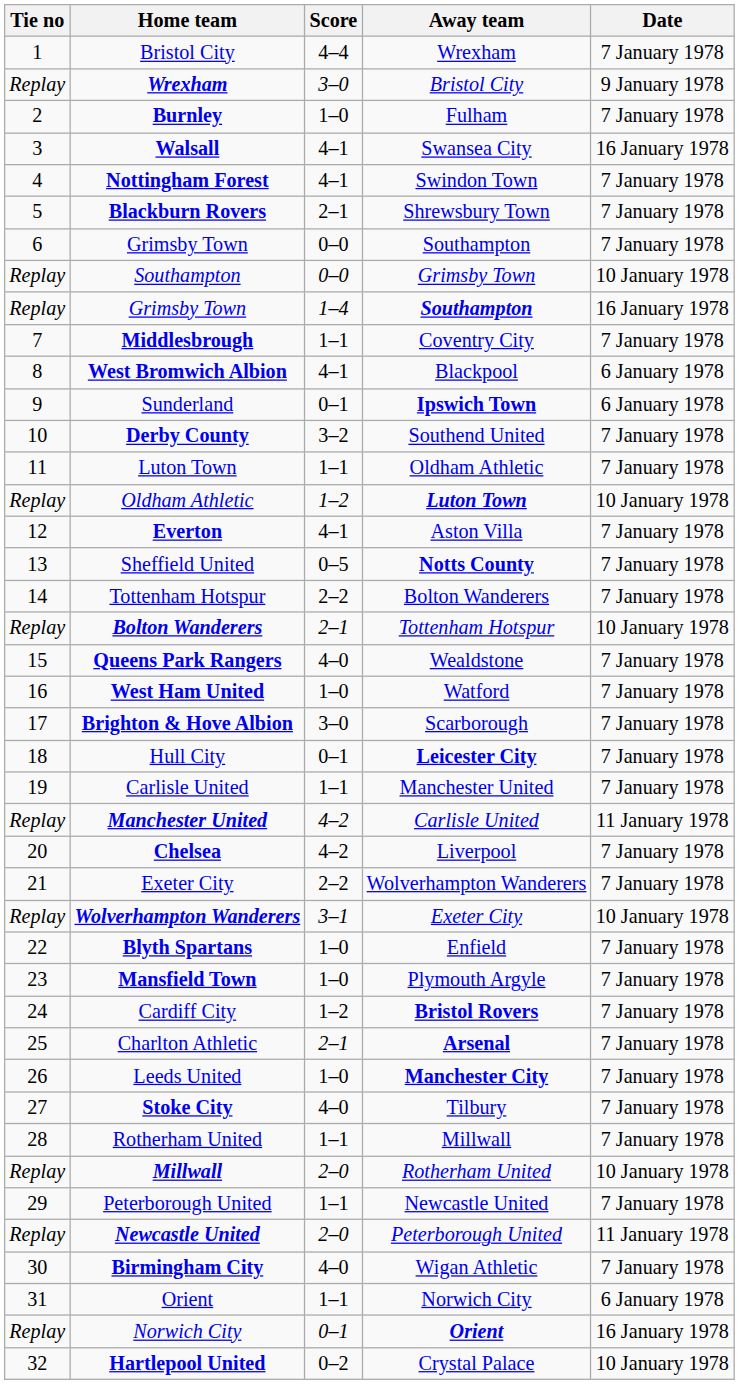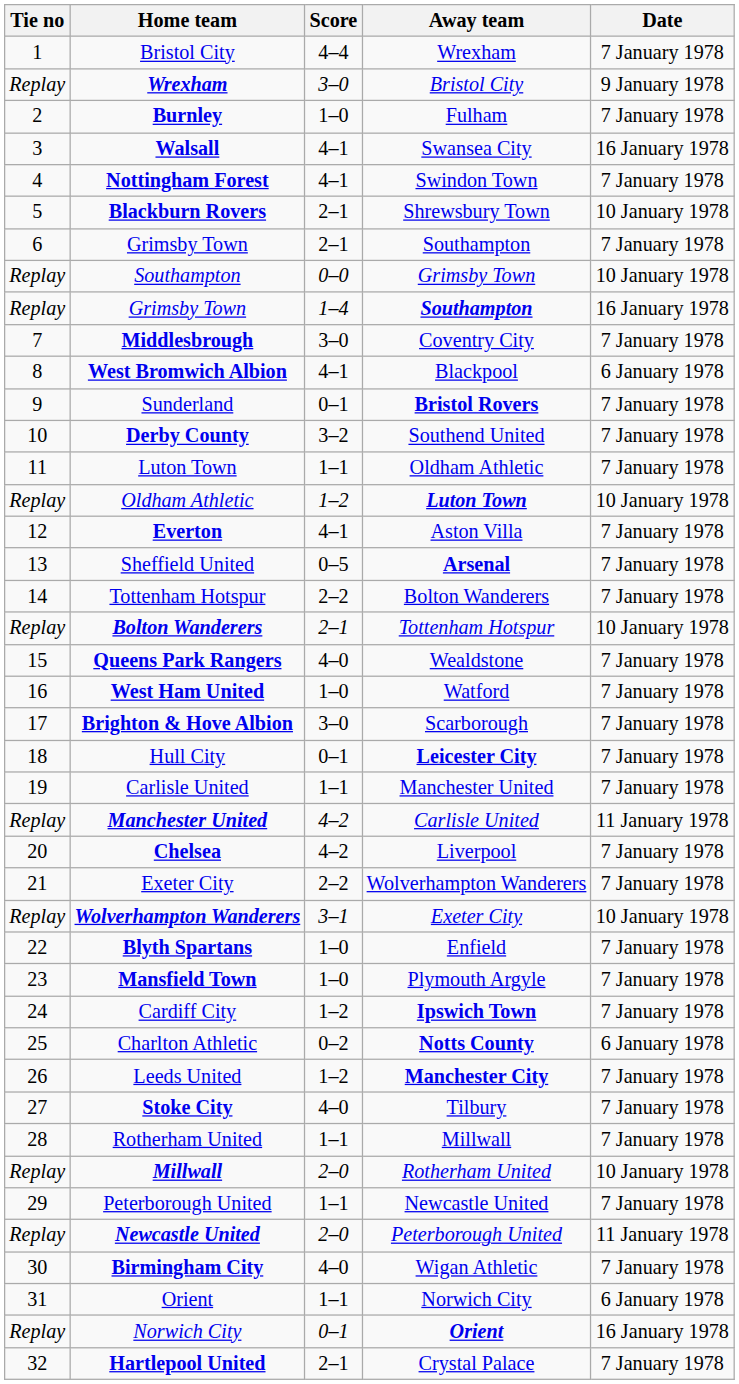(662, 212) 7 January 1978 -> (662, 212) 10 January 1978
(333, 244) 0–0 -> (333, 244) 2–1
(333, 340) 1–1 -> (333, 340) 3–0
(476, 404) Ipswich Town -> (476, 404) Bristol Rovers
(662, 404) 6 January 1978 -> (662, 404) 7 January 1978
(476, 564) Notts County -> (476, 564) Arsenal
(476, 1011) Bristol Rovers -> (476, 1011) Ipswich Town
(333, 1043) 2–1 -> (333, 1043) 0–2
(476, 1043) Arsenal -> (476, 1043) Notts County
(662, 1043) 7 January 1978 -> (662, 1043) 6 January 1978
(333, 1075) 1–0 -> (333, 1075) 1–2
(333, 1363) 0–2 -> (333, 1363) 2–1
(662, 1363) 10 January 1978 -> (662, 1363) 7 January 1978
